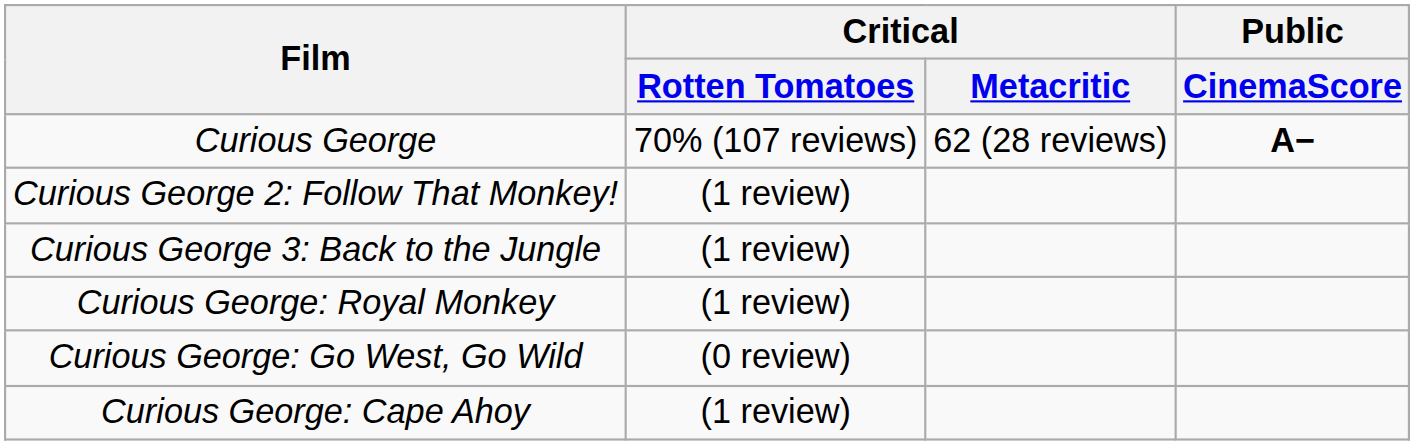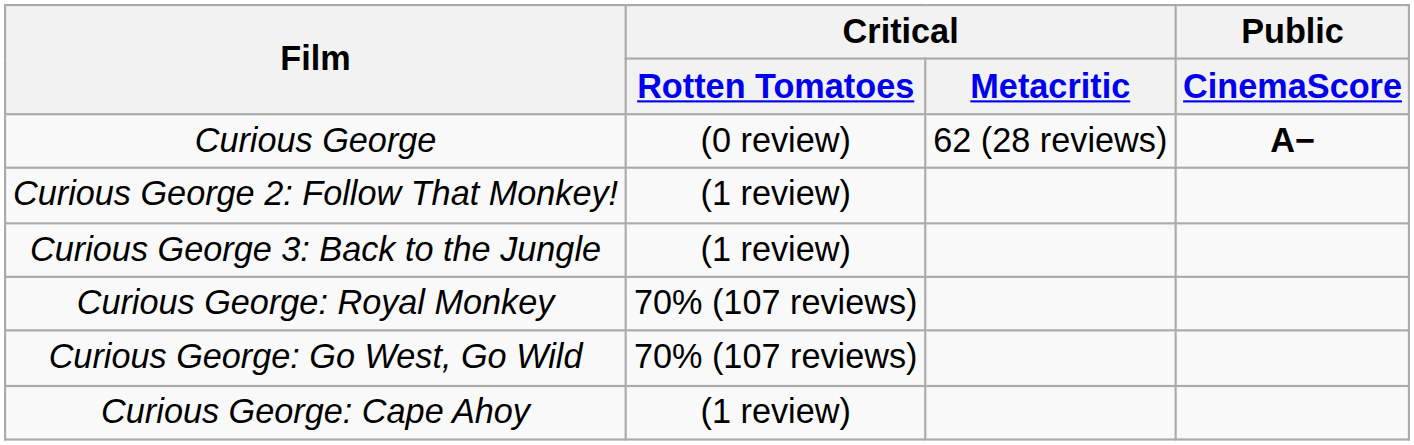(776, 140) 70% (107 reviews) -> (776, 140) (0 review)
(776, 303) (1 review) -> (776, 303) 70% (107 reviews)
(776, 357) (0 review) -> (776, 357) 70% (107 reviews)
